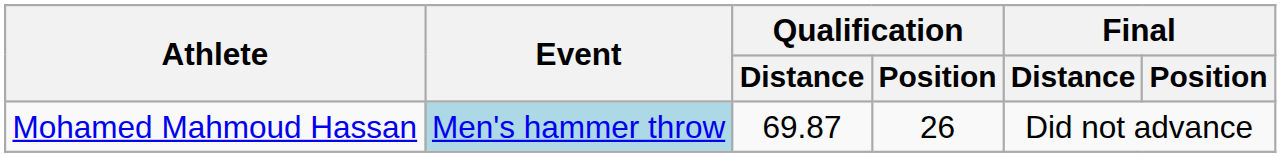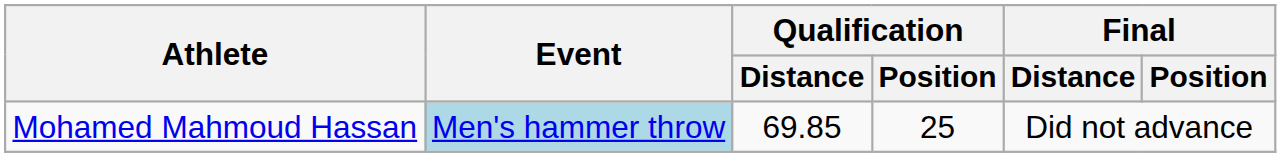(802, 127) 69.87 -> (802, 127) 69.85
(938, 127) 26 -> (938, 127) 25
